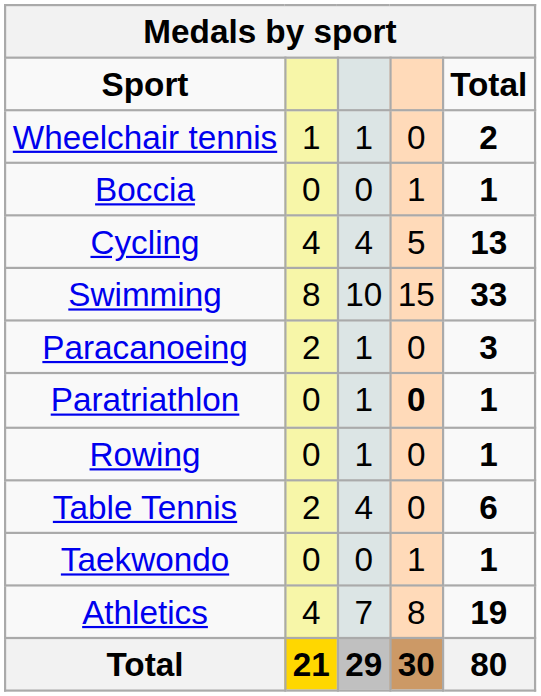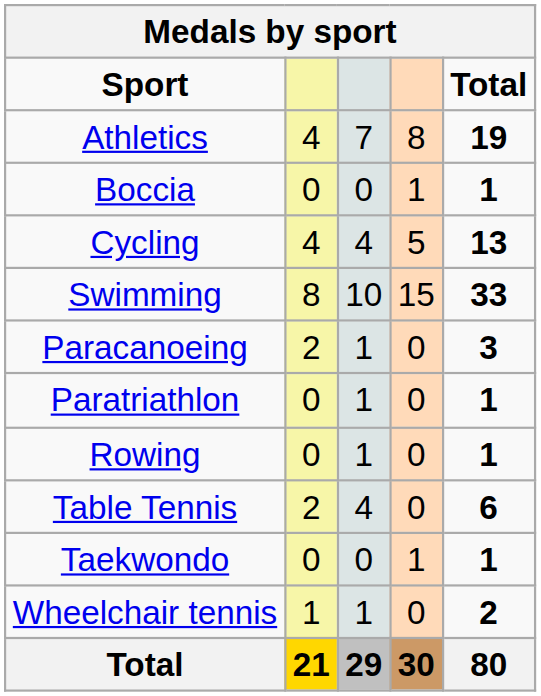rows swapped: (145, 611) <-> (145, 137)
(416, 401) bold -> (416, 401) normal
